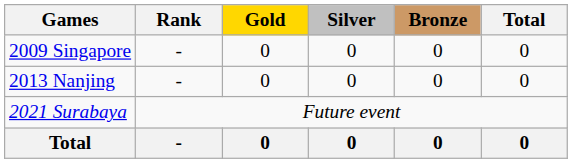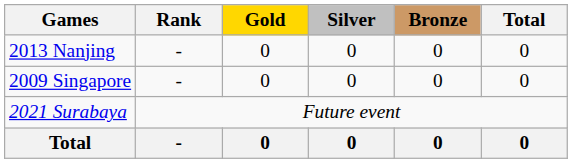rows swapped: (70, 50) <-> (62, 81)
